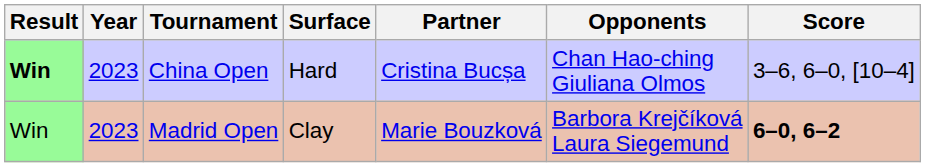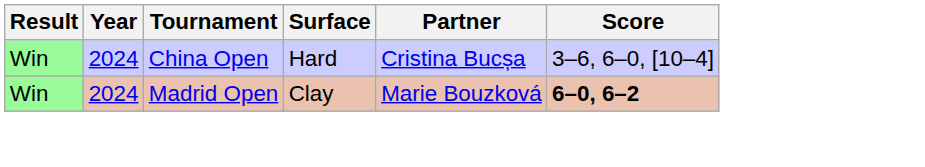- column: (647, 22)
(30, 70) bold -> (29, 57) normal
(114, 70) 2023 -> (114, 57) 2024
(114, 131) 2023 -> (114, 93) 2024
